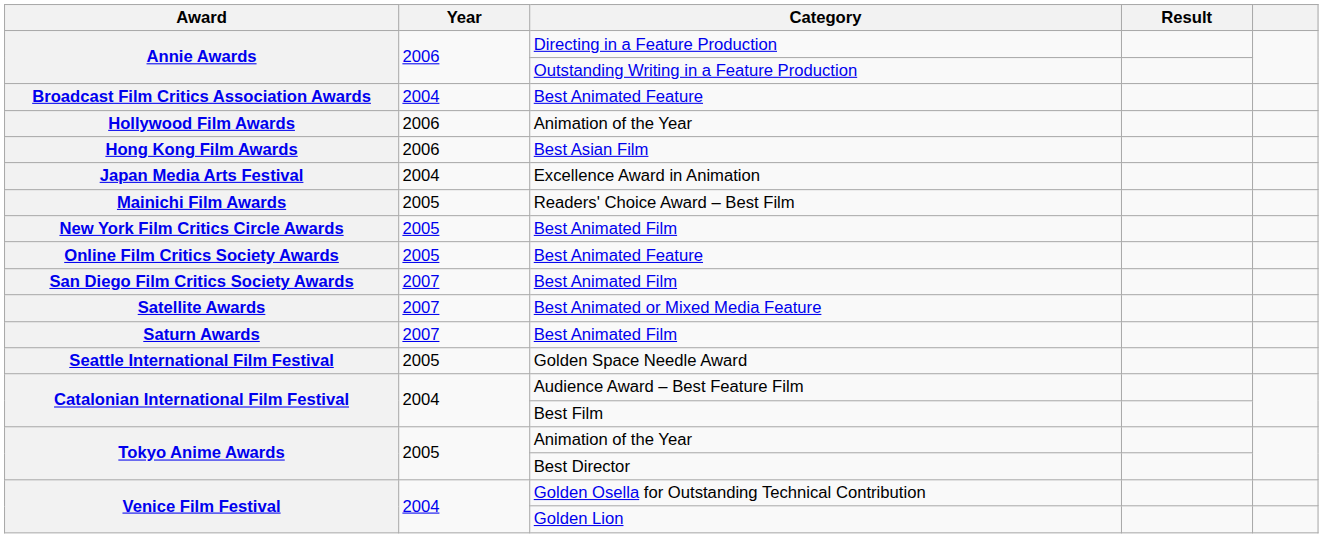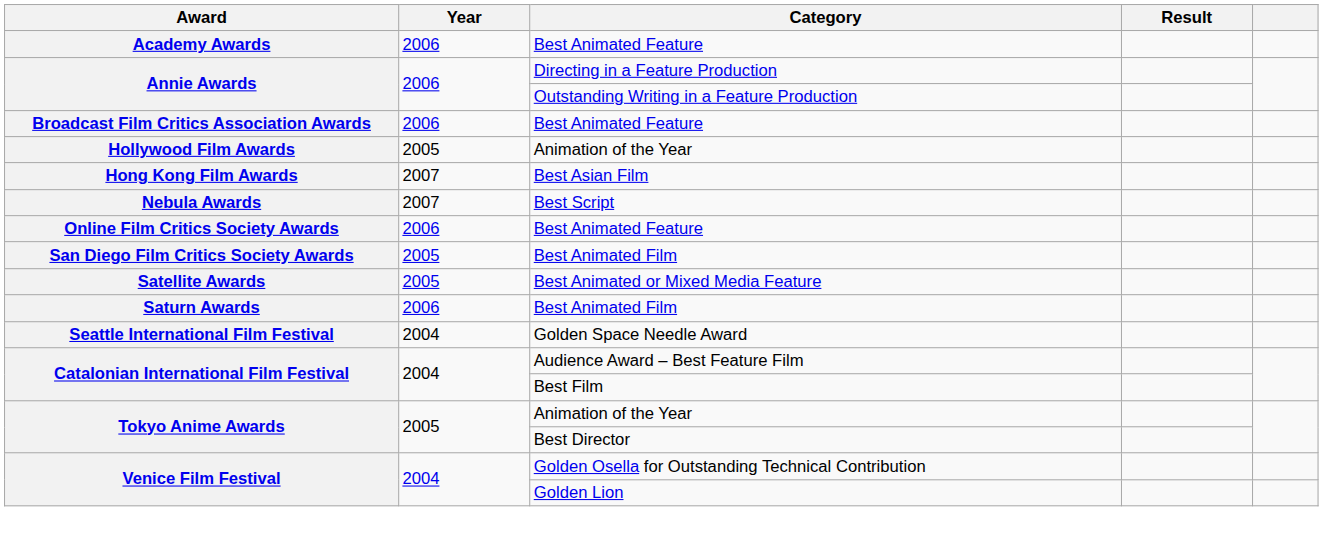+ row: (202, 44)
(421, 96) 2004 -> (421, 123) 2006
(421, 123) 2006 -> (421, 149) 2005
(421, 149) 2006 -> (421, 176) 2007
- row: (202, 176)
- row: (202, 202)
+ row: (202, 202)
- row: (202, 228)
(421, 255) 2005 -> (421, 228) 2006
(421, 281) 2007 -> (421, 255) 2005
(421, 307) 2007 -> (421, 281) 2005
(421, 334) 2007 -> (421, 307) 2006
(421, 360) 2005 -> (421, 334) 2004
